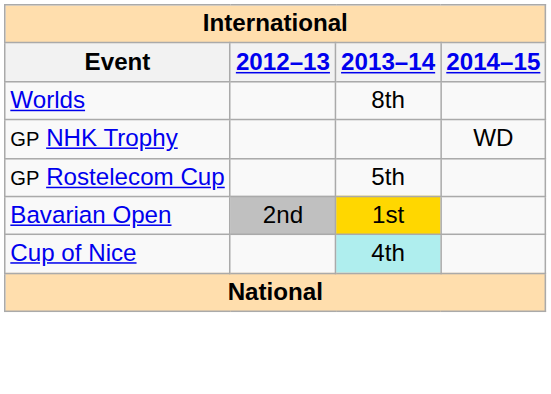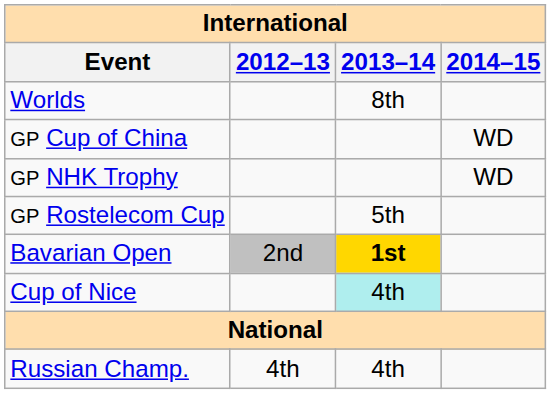+ row: (99, 138)
(388, 215) normal -> (388, 253) bold
+ row: (100, 368)
